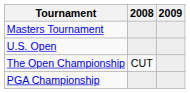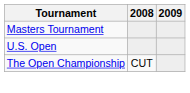- row: (53, 80)
